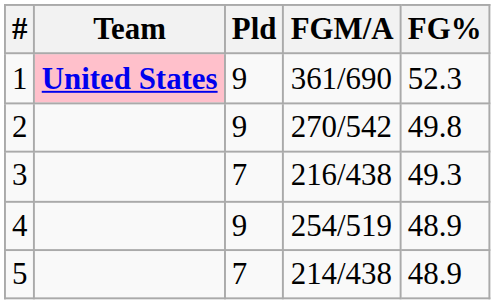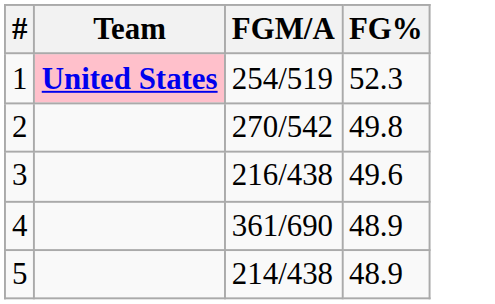- column: (254, 28)
(341, 77) 361/690 -> (282, 77) 254/519
(435, 175) 49.3 -> (376, 175) 49.6
(341, 224) 254/519 -> (282, 224) 361/690
